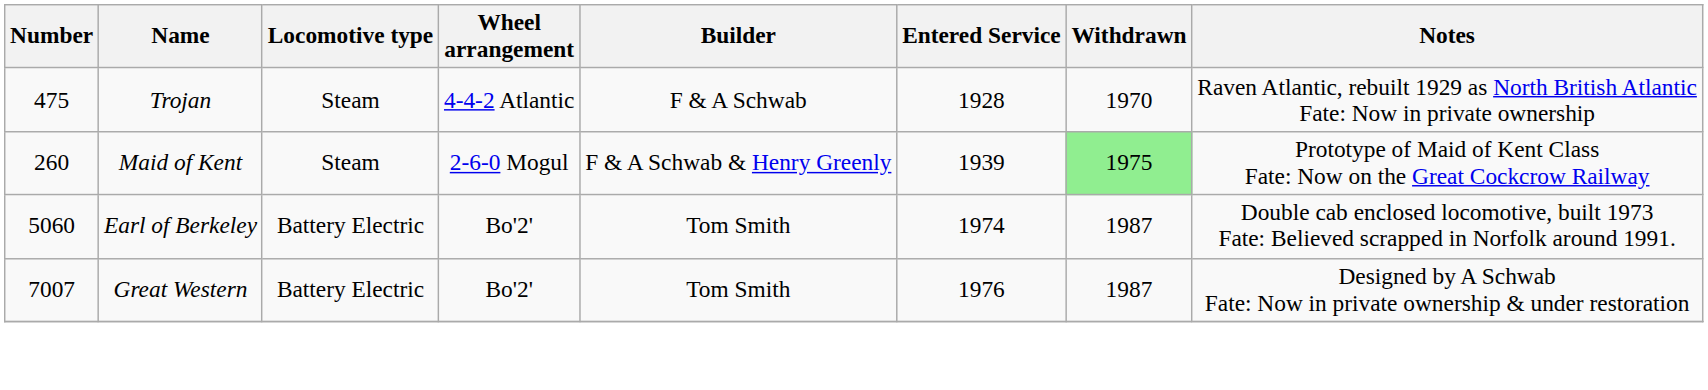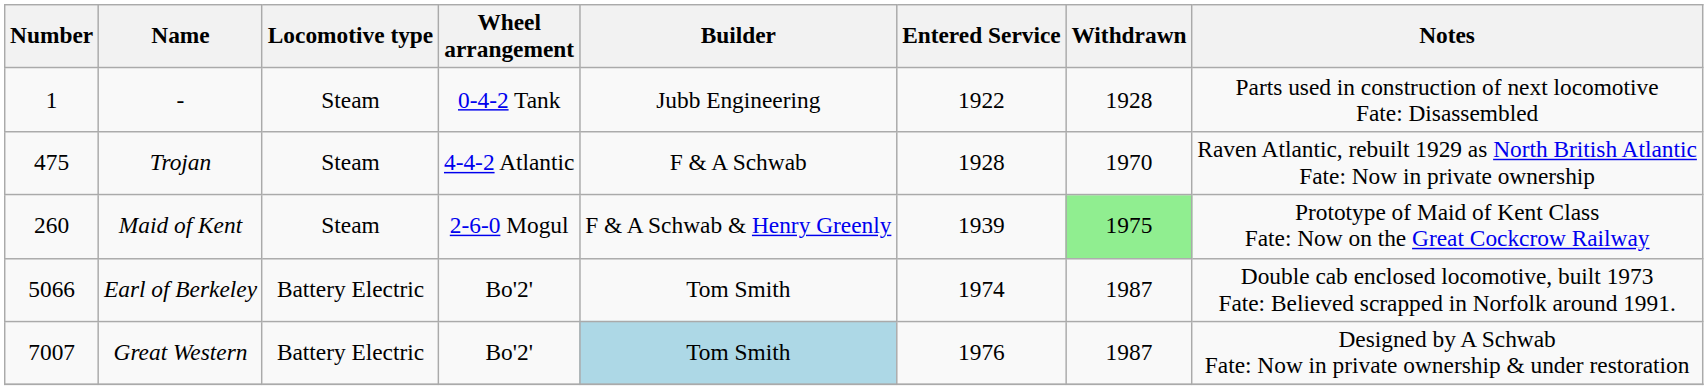+ row: (180, 99)
(52, 226) 5060 -> (52, 289) 5066
(738, 289) no background -> (738, 352) lightblue background
